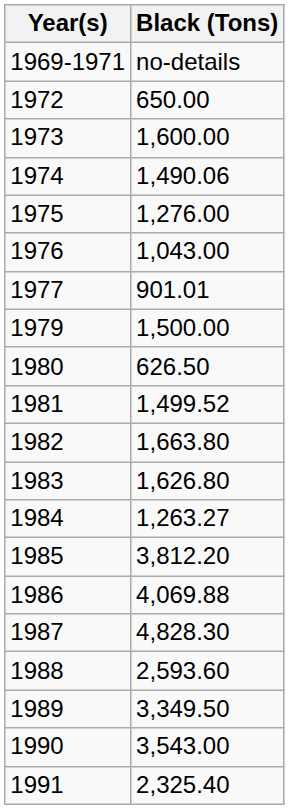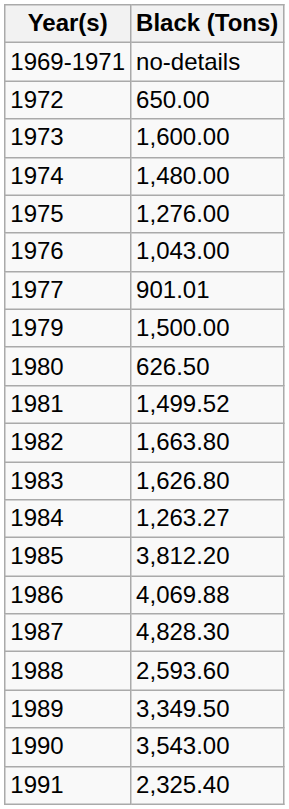(183, 175) 1,490.06 -> (183, 175) 1,480.00
